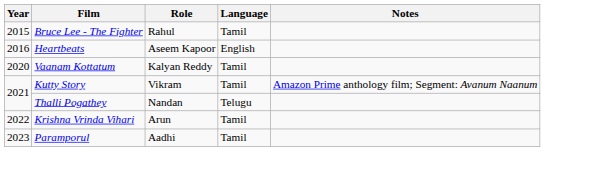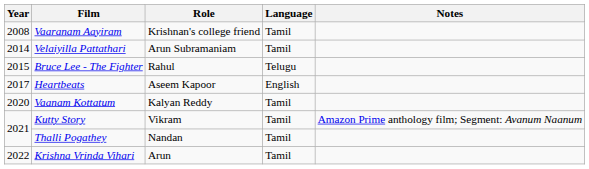+ row: (78, 31)
+ row: (80, 48)
(234, 31) Tamil -> (281, 66) Telugu
(18, 48) 2016 -> (18, 84) 2017
(236, 102) Telugu -> (278, 137) Tamil
- row: (62, 137)
